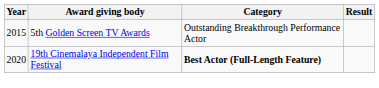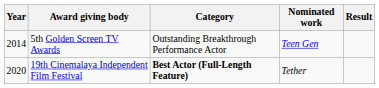+ column: (311, 17)
(16, 33) 2015 -> (16, 44) 2014
